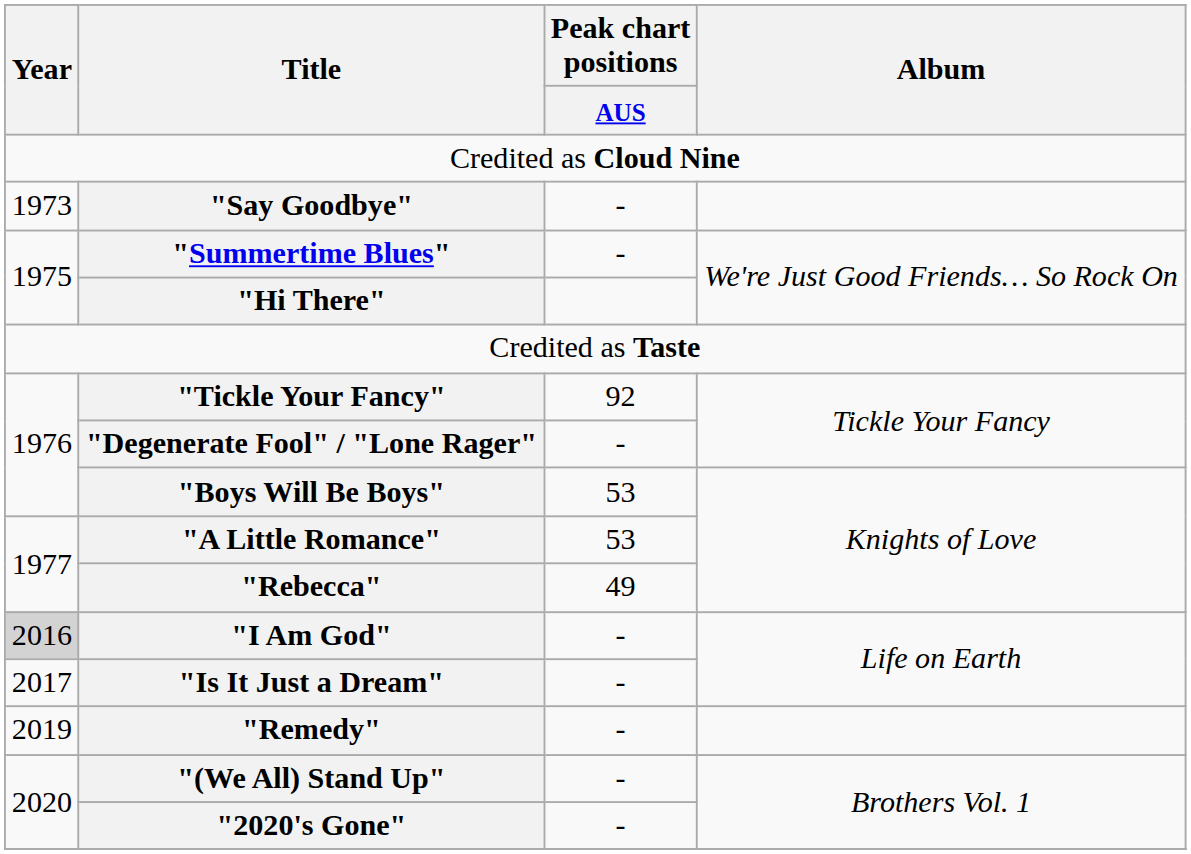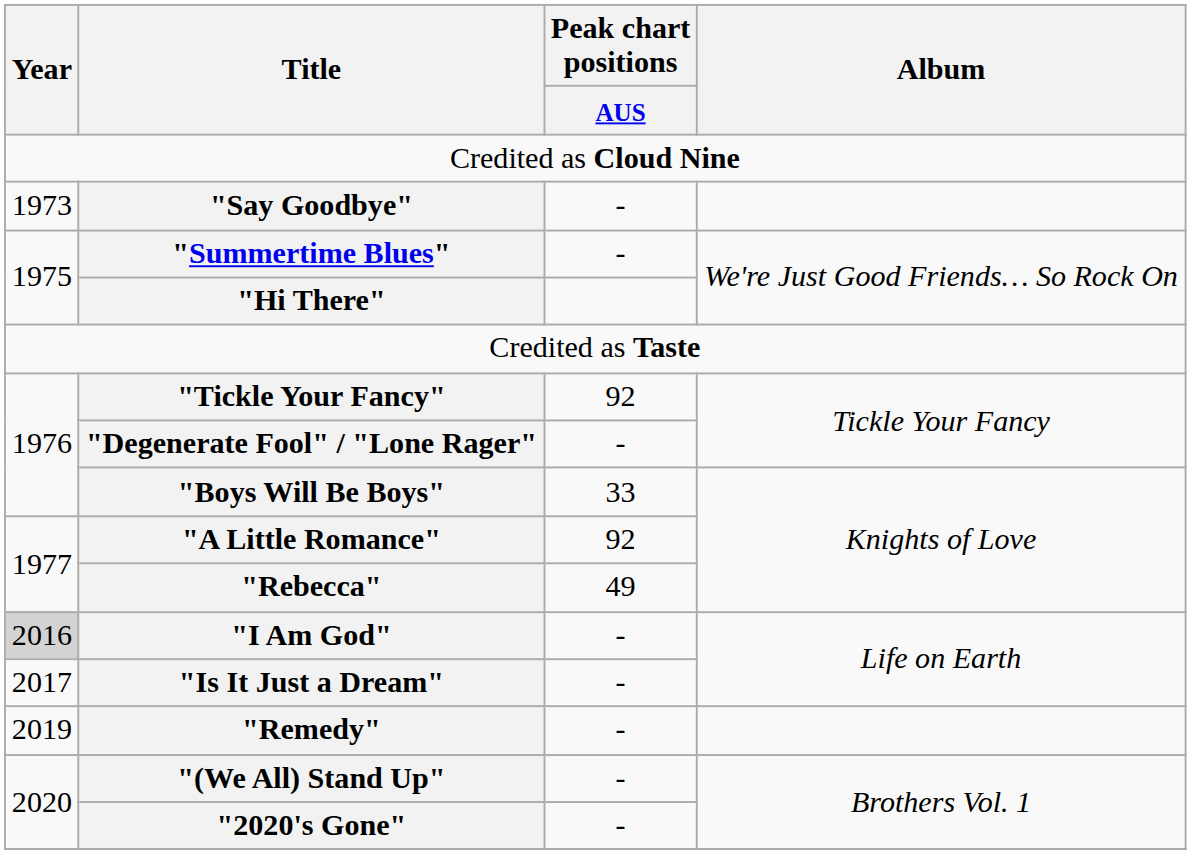(621, 491) 53 -> (621, 491) 33
(621, 539) 53 -> (621, 539) 92
